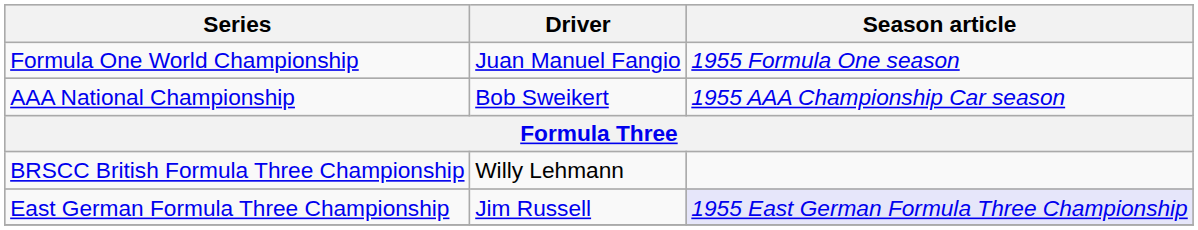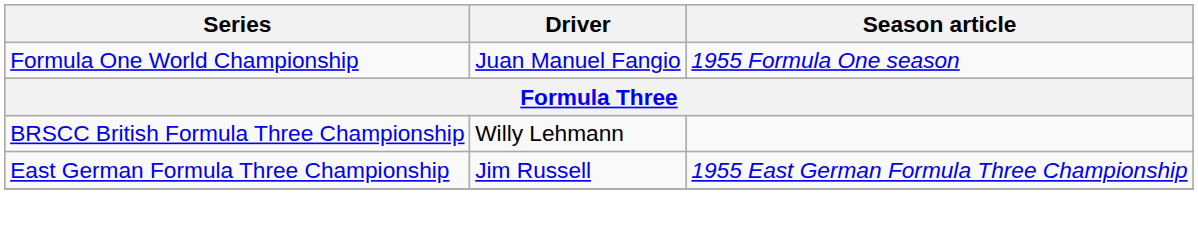- row: (153, 97)
(940, 207) lavender background -> (940, 170) no background
